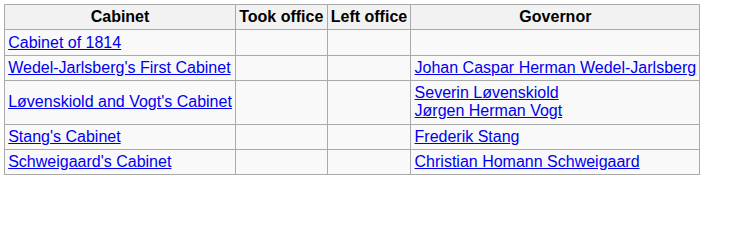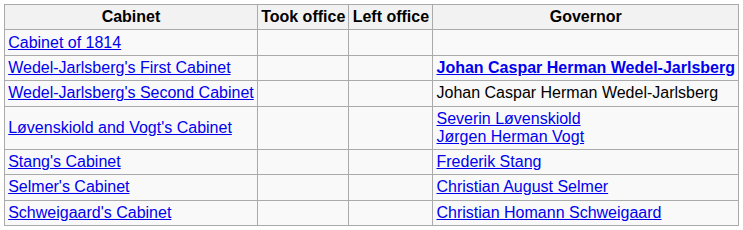(555, 67) normal -> (586, 67) bold
+ row: (131, 93)
+ row: (69, 187)
